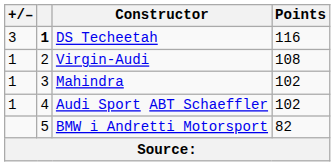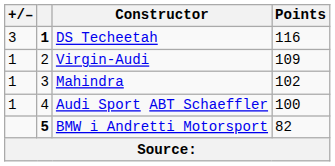(288, 60) 108 -> (288, 60) 109
(288, 105) 102 -> (288, 105) 100
(45, 127) normal -> (45, 127) bold
